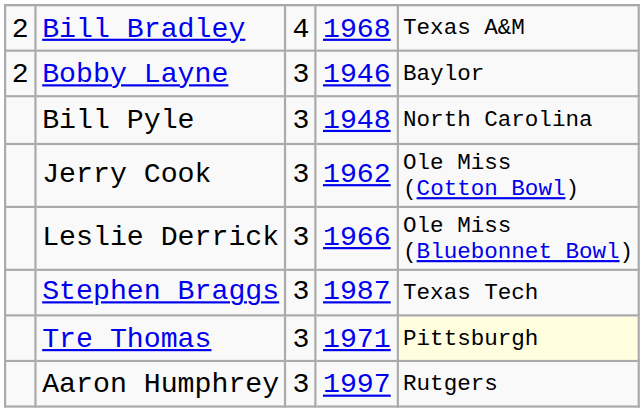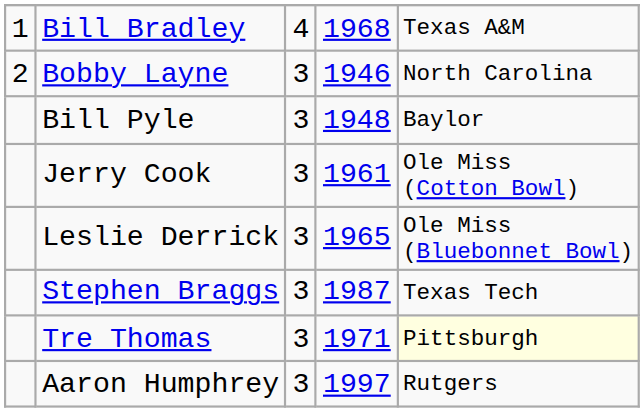(20, 28) 2 -> (20, 28) 1
(444, 74) Baylor -> (498, 74) North Carolina
(498, 120) North Carolina -> (444, 120) Baylor
(357, 175) 1962 -> (357, 175) 1961
(357, 238) 1966 -> (357, 238) 1965
